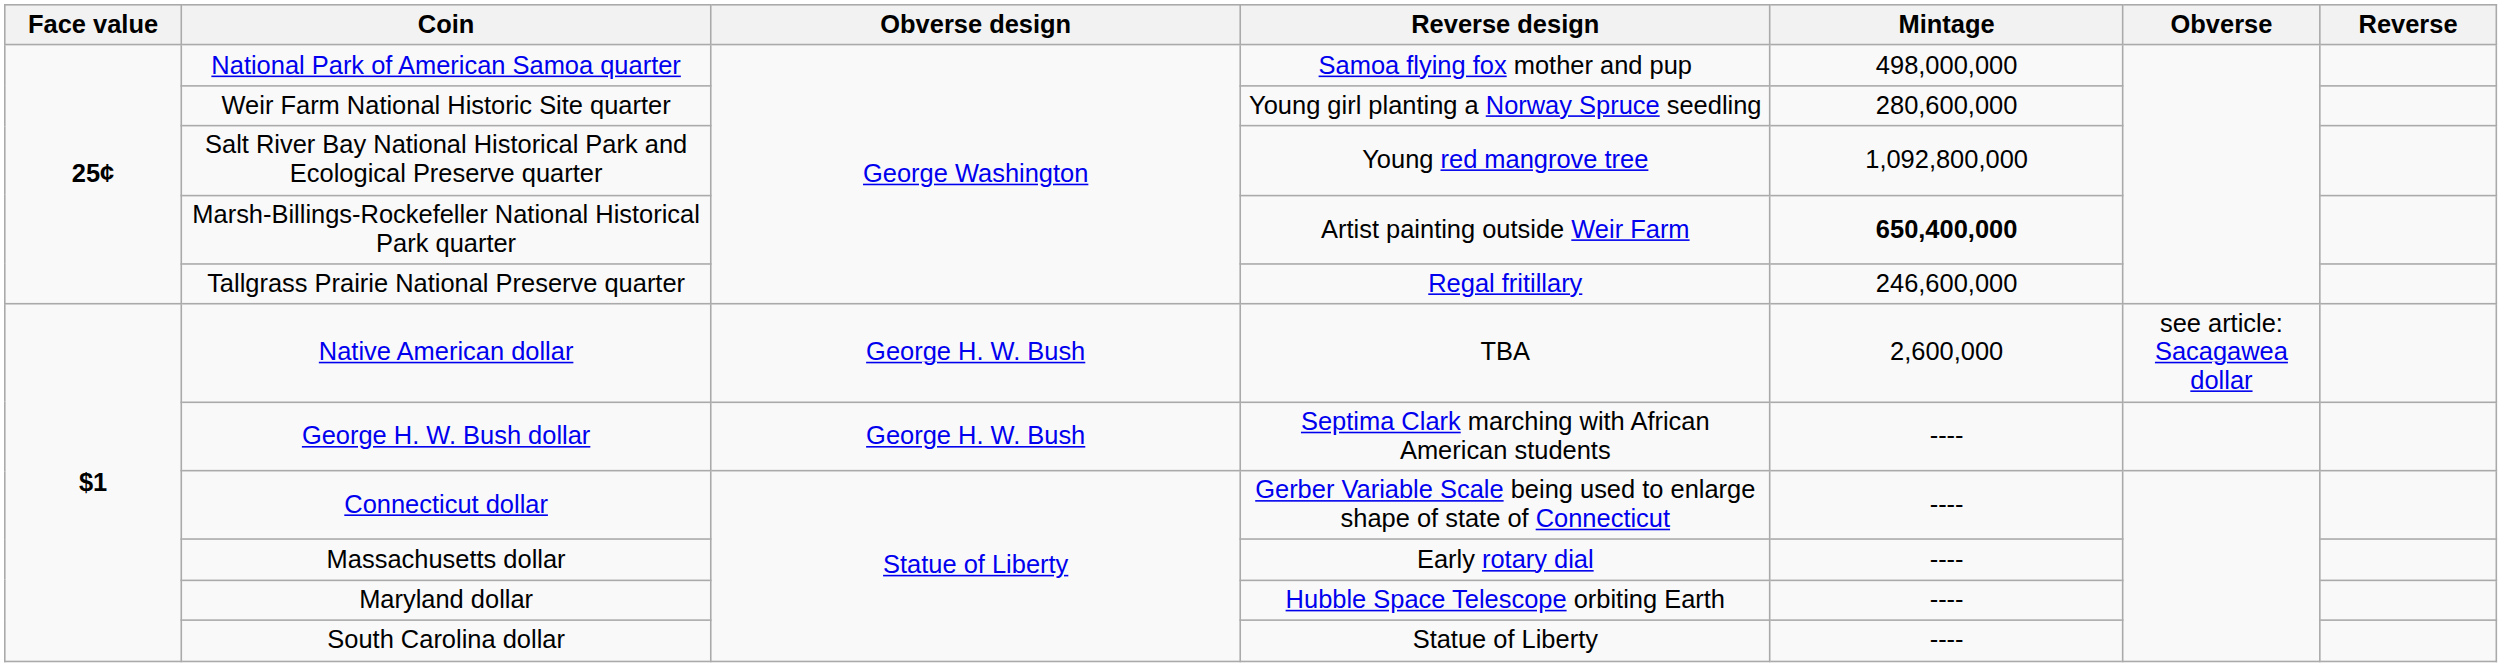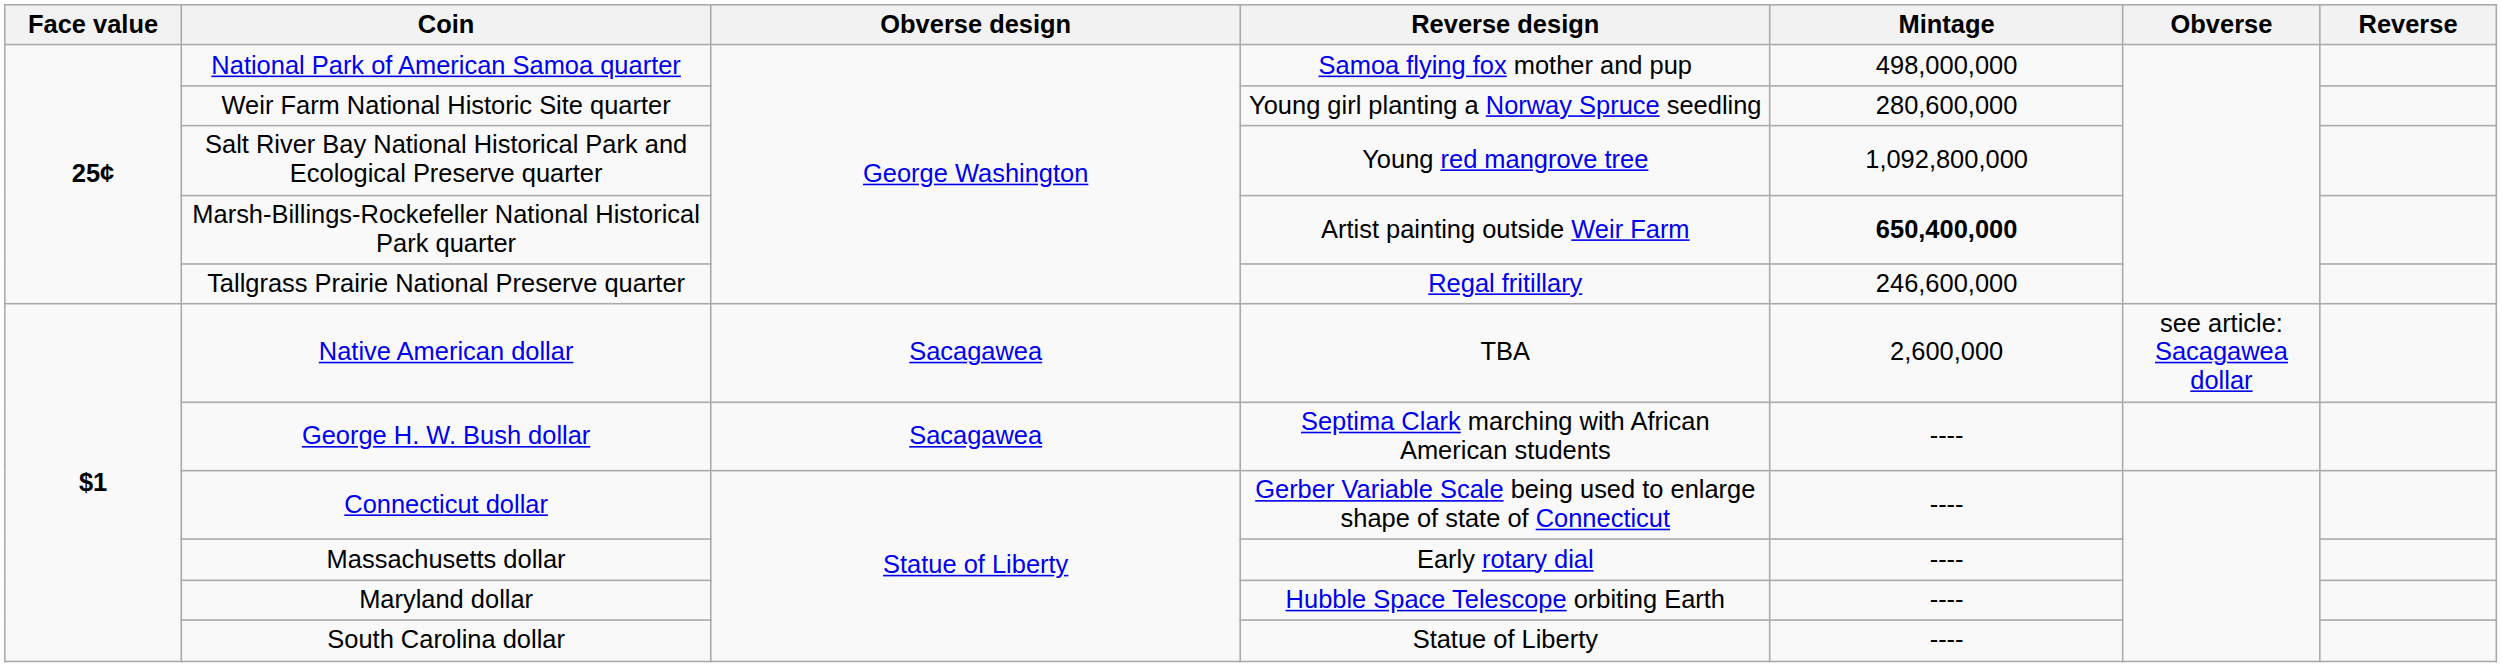(976, 352) George H. W. Bush -> (976, 352) Sacagawea
(976, 435) George H. W. Bush -> (976, 435) Sacagawea
